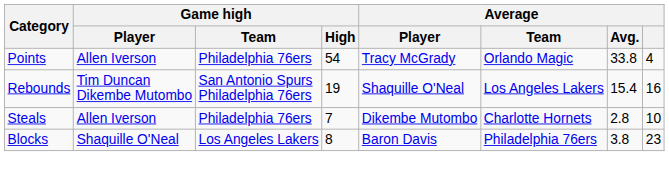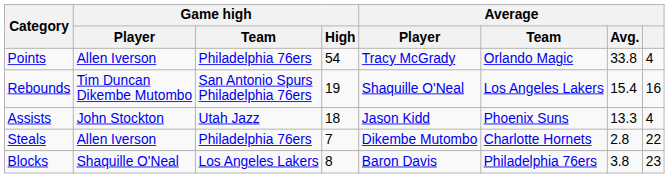+ row: (29, 118)
(653, 118) 10 -> (653, 140) 22
